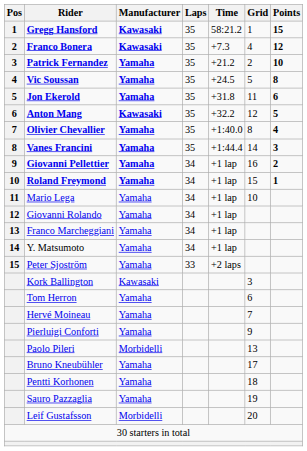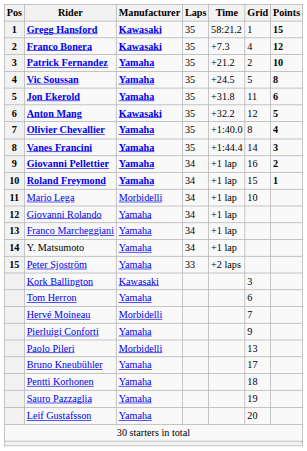(135, 197) Yamaha -> (141, 197) Morbidelli
(135, 315) Yamaha -> (141, 315) Morbidelli
(141, 416) Morbidelli -> (135, 416) Yamaha
